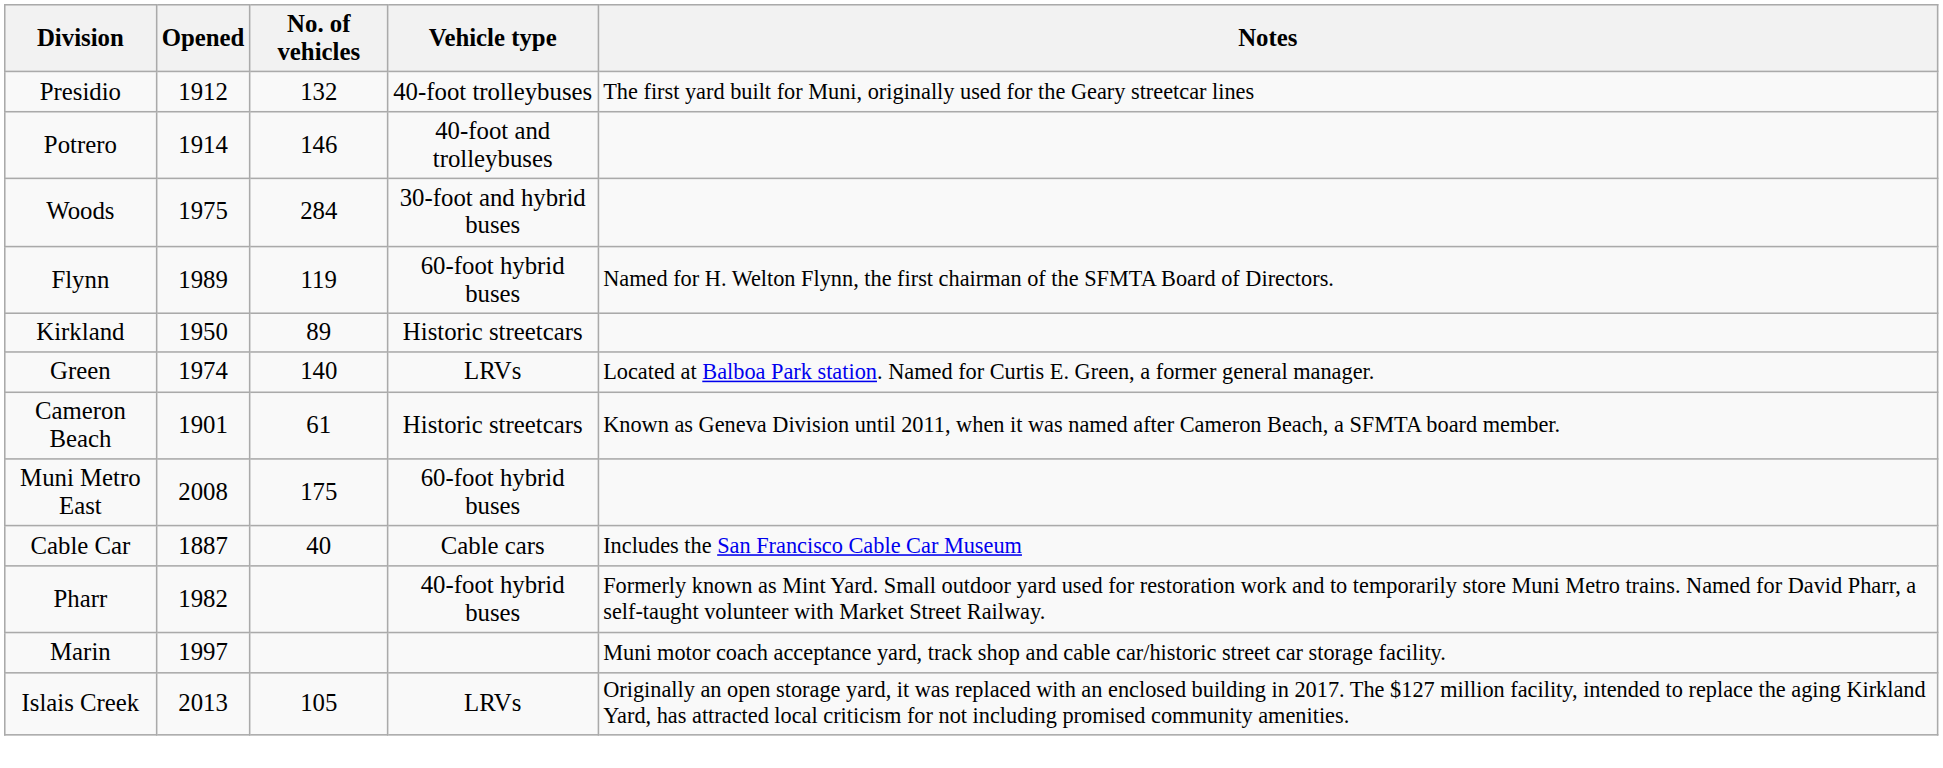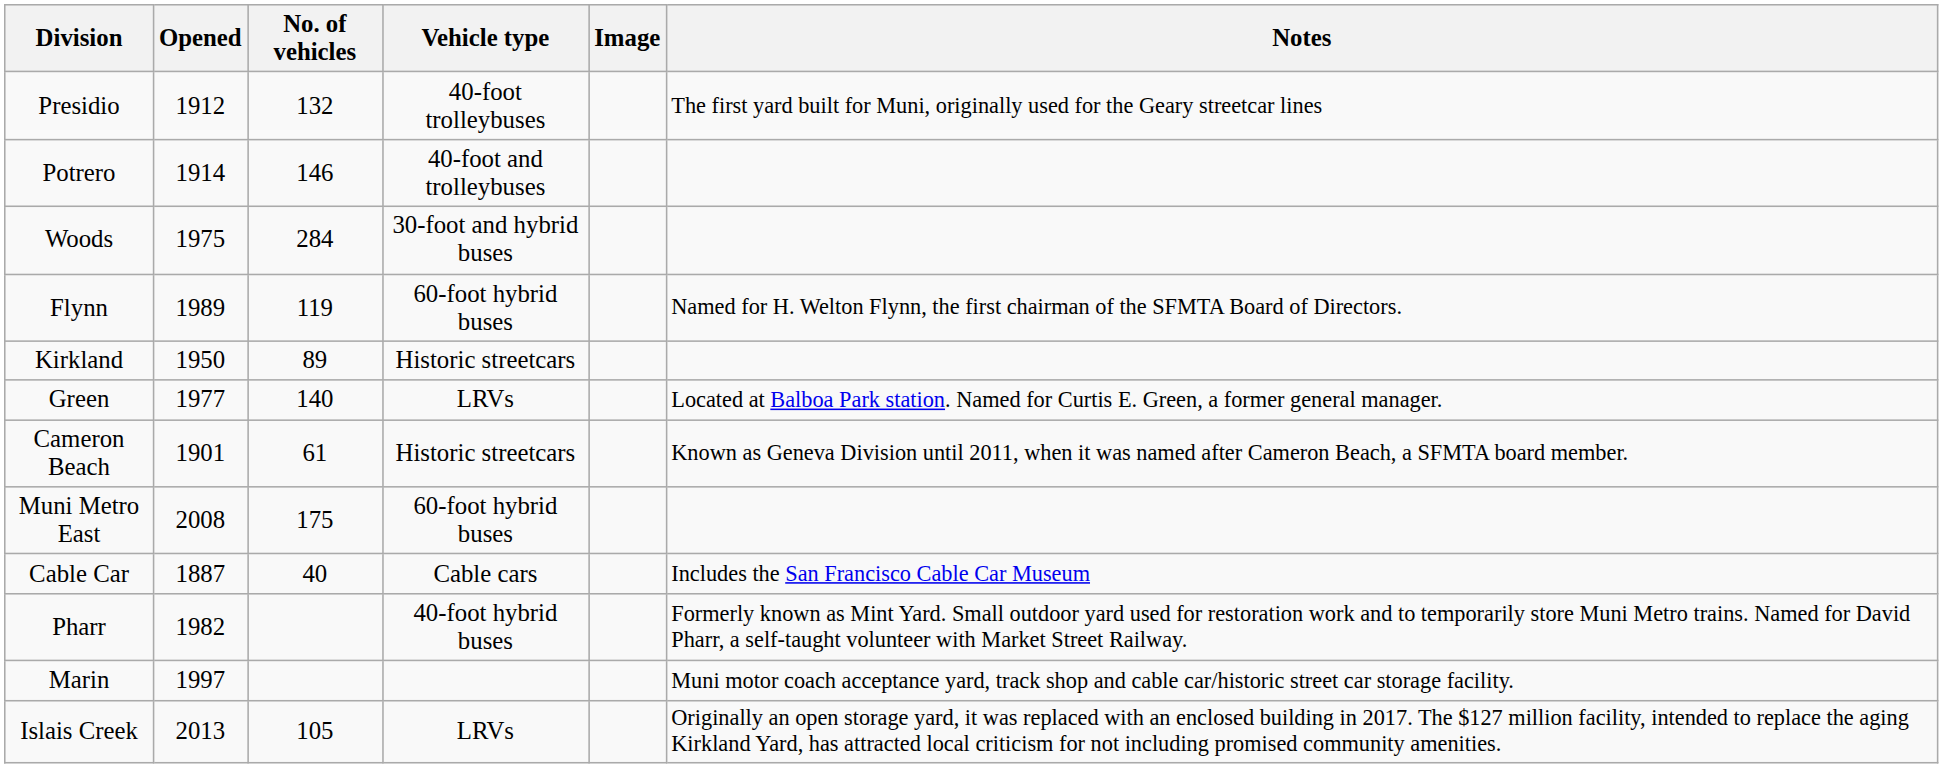+ column: (627, 38)
(203, 371) 1974 -> (200, 399) 1977
